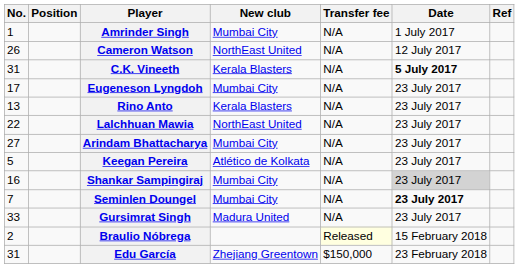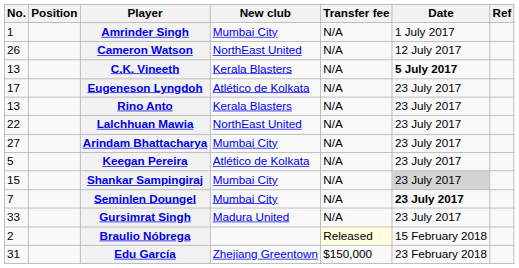(14, 69) 31 -> (14, 69) 13
(245, 87) Mumbai City -> (261, 87) Atlético de Kolkata
(14, 180) 16 -> (14, 180) 15
